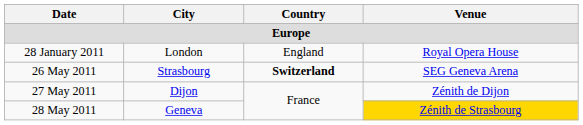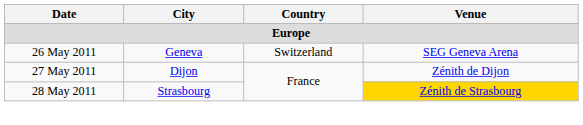- row: (64, 52)
(184, 71) Strasbourg -> (184, 52) Geneva
(303, 71) bold -> (303, 52) normal
(184, 110) Geneva -> (184, 91) Strasbourg
